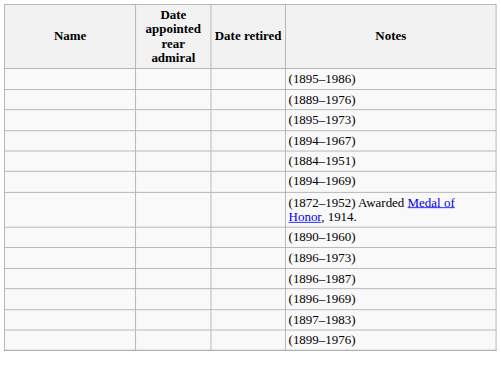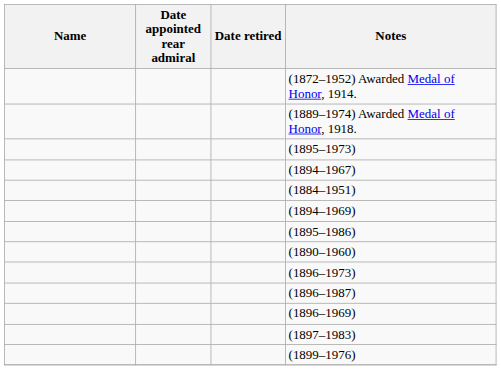rows swapped: (372, 209) <-> (322, 79)
+ row: (372, 121)
- row: (322, 99)
